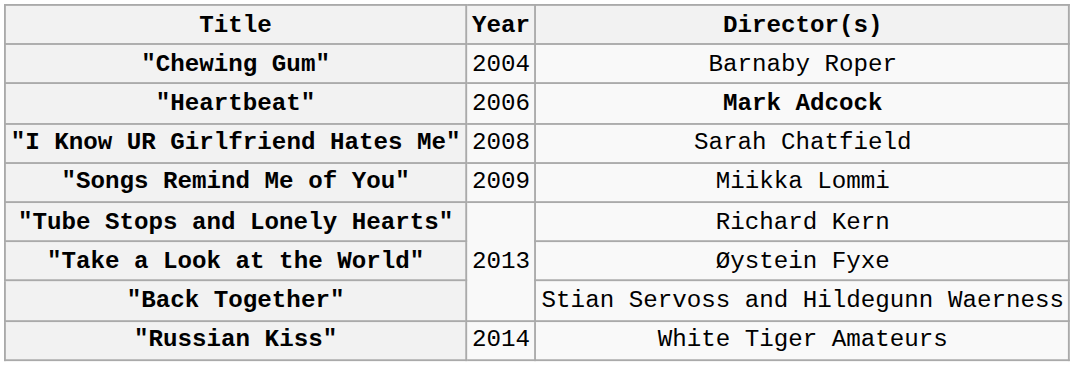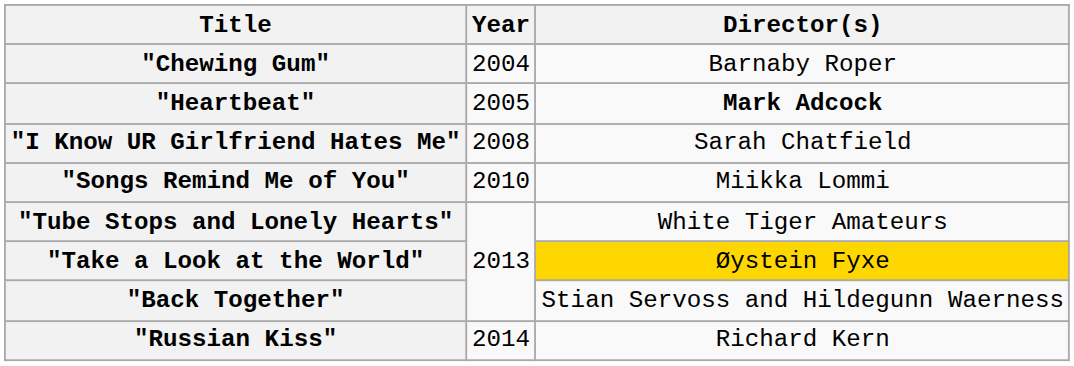(501, 103) 2006 -> (501, 103) 2005
(501, 182) 2009 -> (501, 182) 2010
(803, 222) Richard Kern -> (803, 222) White Tiger Amateurs
(803, 261) no background -> (803, 261) gold background
(803, 340) White Tiger Amateurs -> (803, 340) Richard Kern
